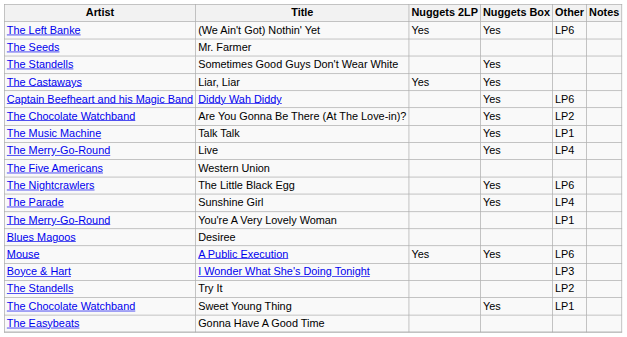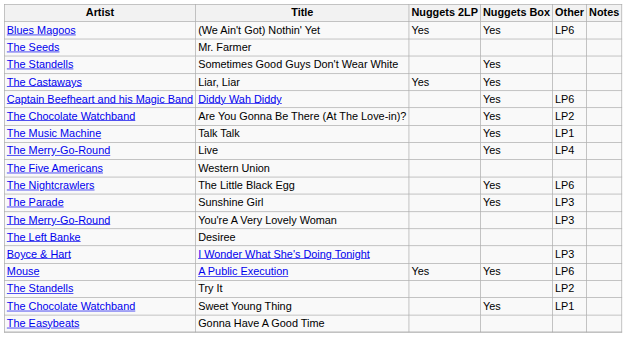(44, 30) The Left Banke -> (41, 30) Blues Magoos
(565, 202) LP4 -> (565, 202) LP3
(565, 220) LP1 -> (565, 220) LP3
(41, 237) Blues Magoos -> (44, 237) The Left Banke
rows swapped: (284, 271) <-> (243, 254)
